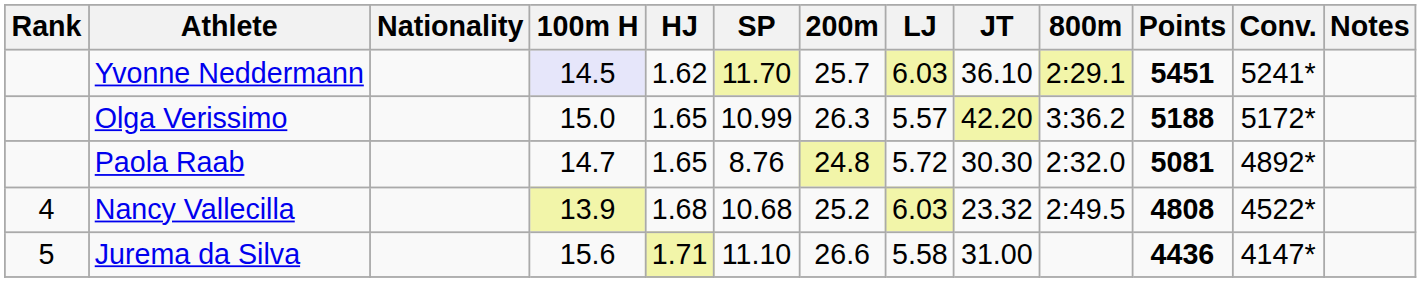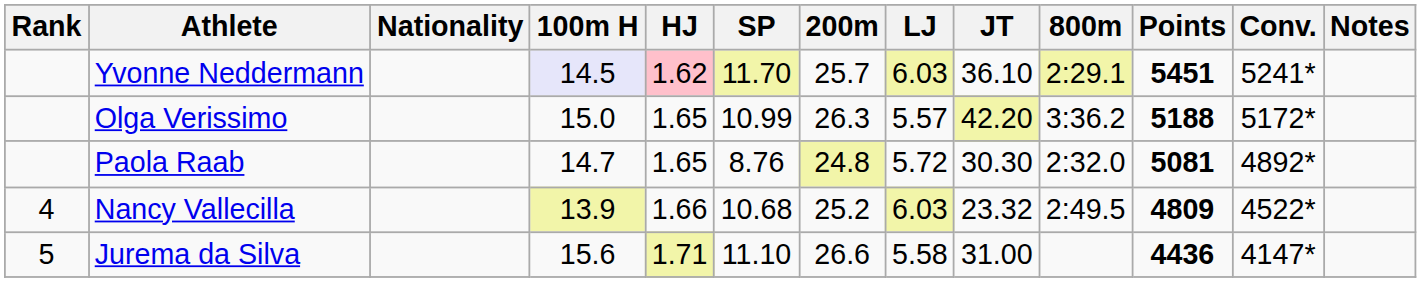(680, 72) no background -> (680, 72) pink background
(680, 208) 1.68 -> (680, 208) 1.66
(1182, 208) 4808 -> (1182, 208) 4809
